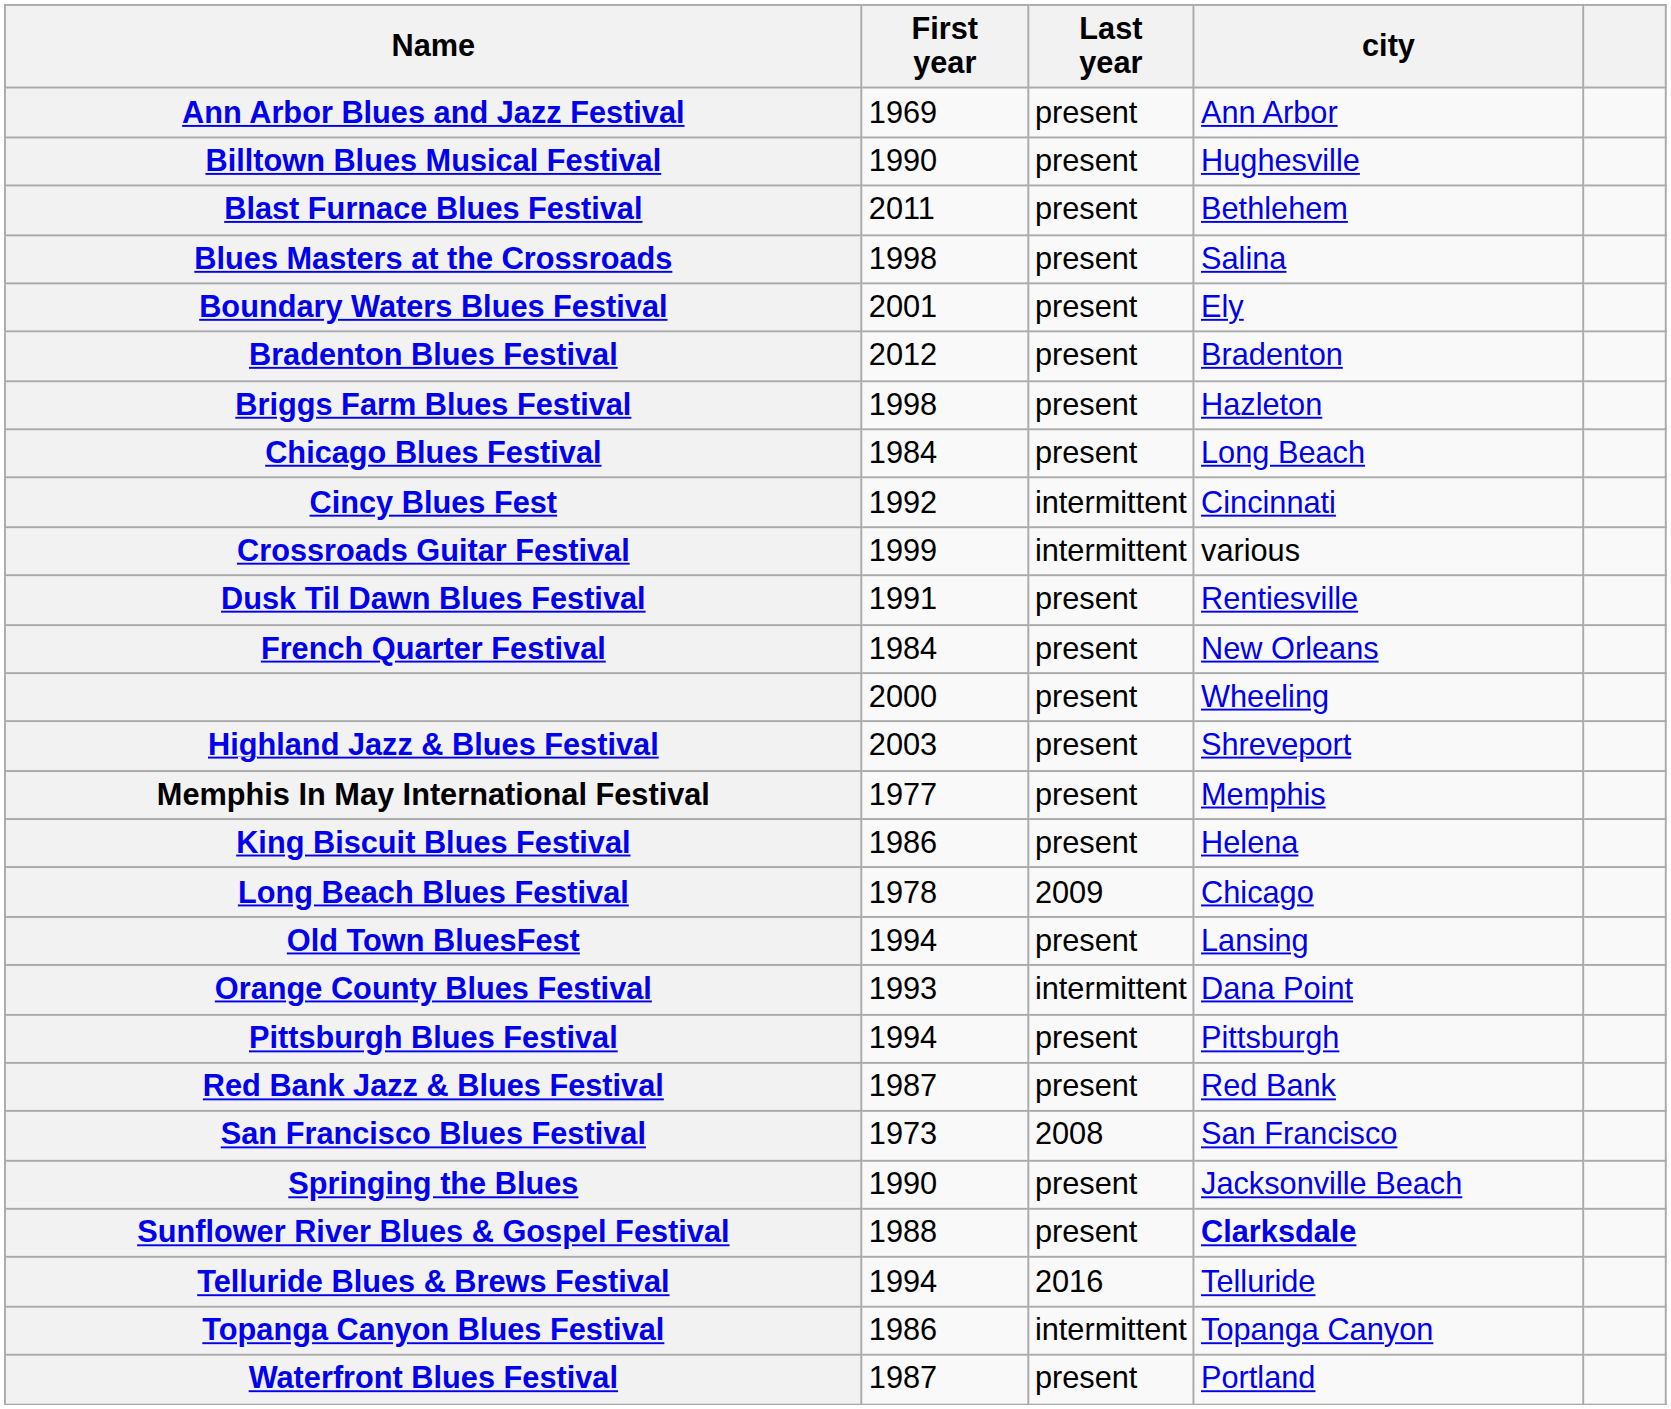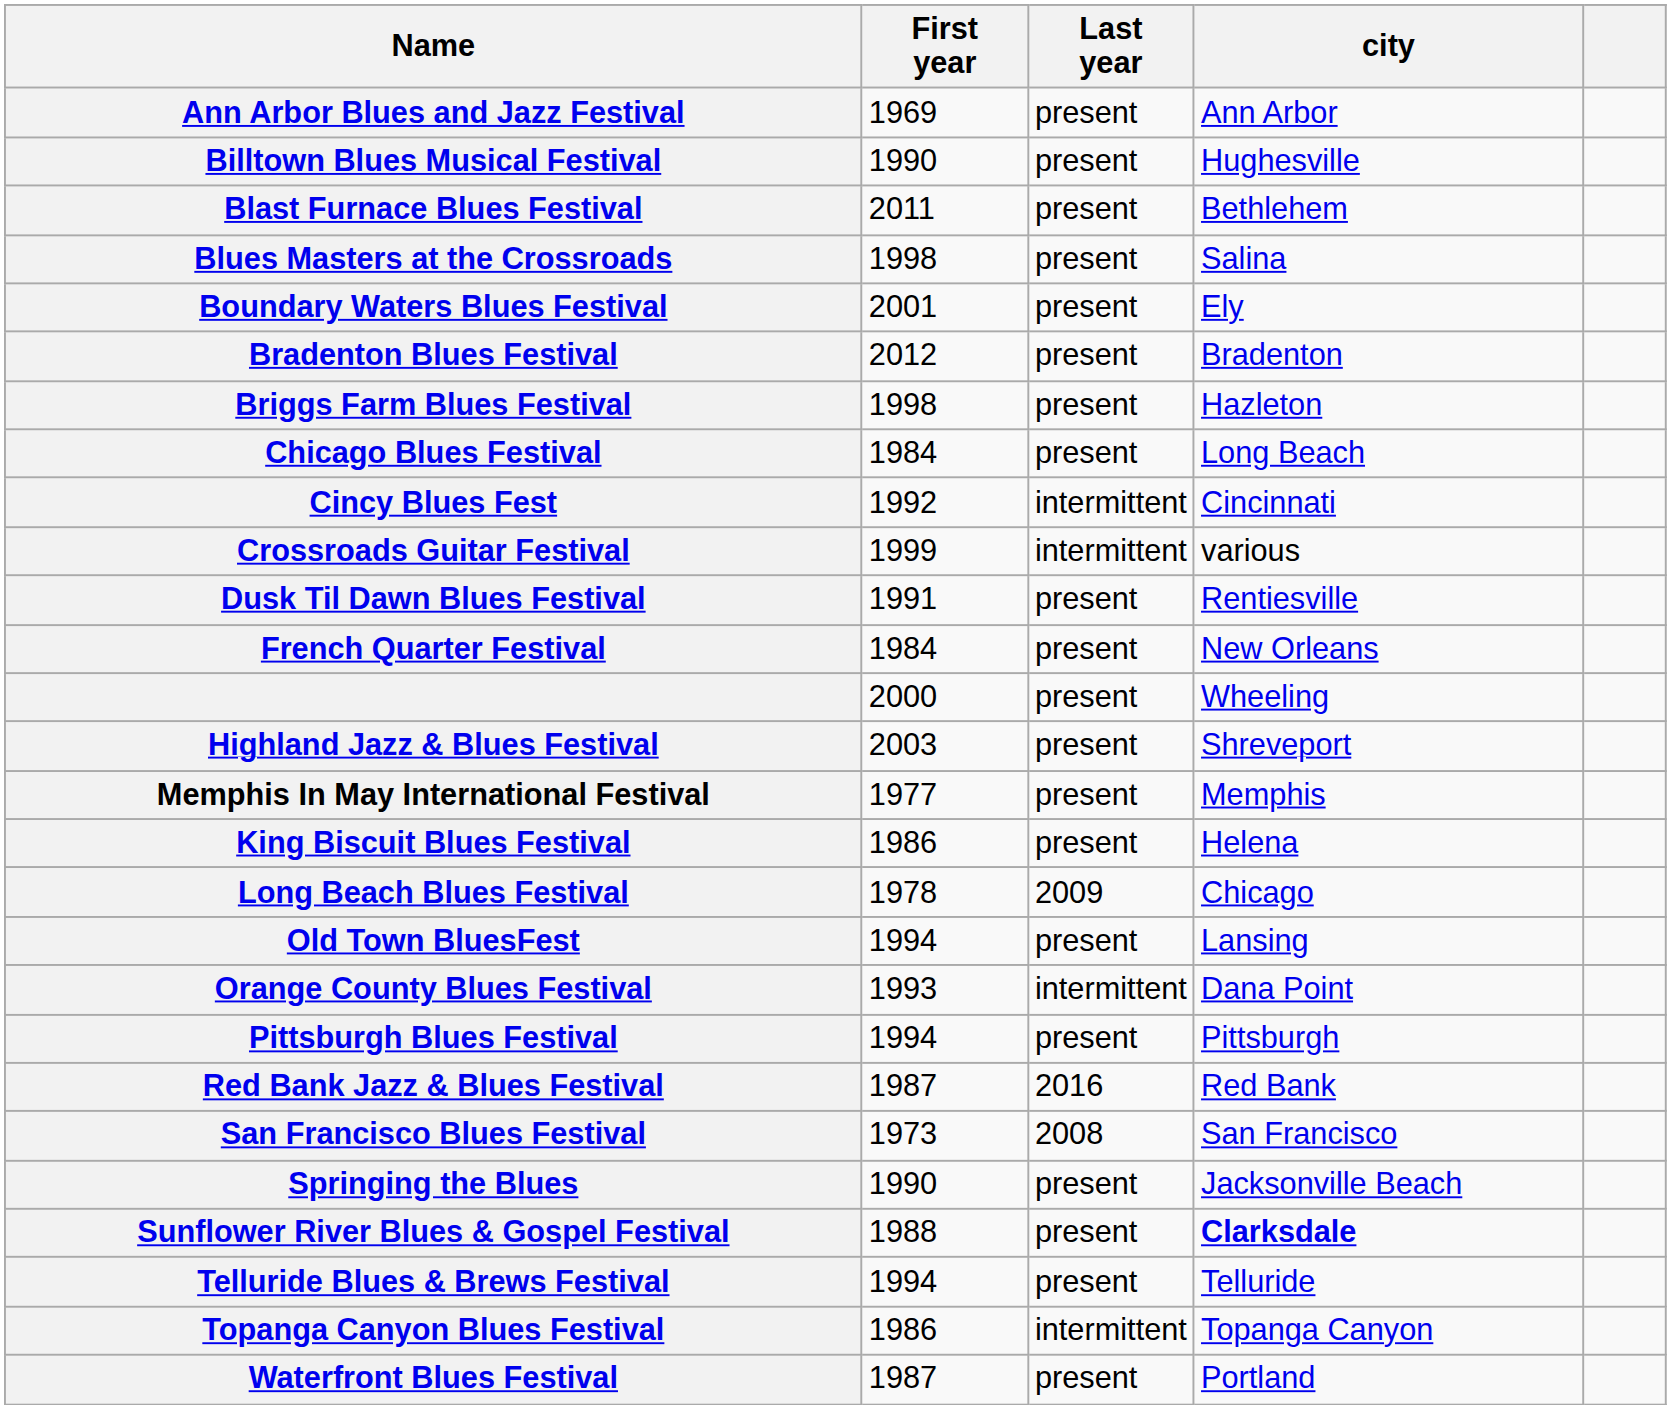(1086, 1086) present -> (1069, 1086) 2016
(1069, 1281) 2016 -> (1086, 1281) present
